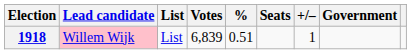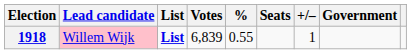(172, 37) normal -> (172, 37) bold
(241, 37) 0.51 -> (241, 37) 0.55
